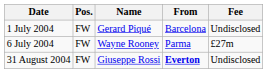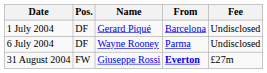(83, 28) FW -> (82, 28) DF
(83, 44) FW -> (82, 44) DF
(222, 44) £27m -> (235, 44) Undisclosed
(235, 60) Undisclosed -> (222, 60) £27m
